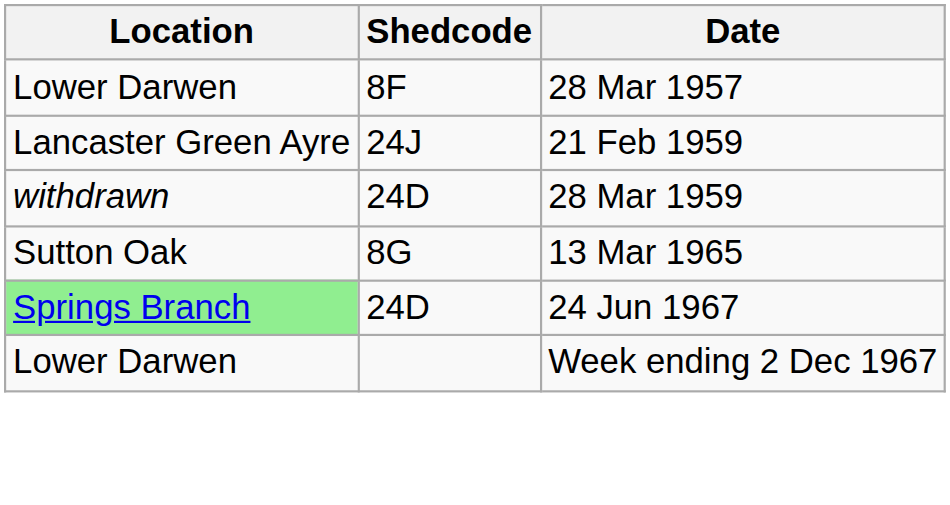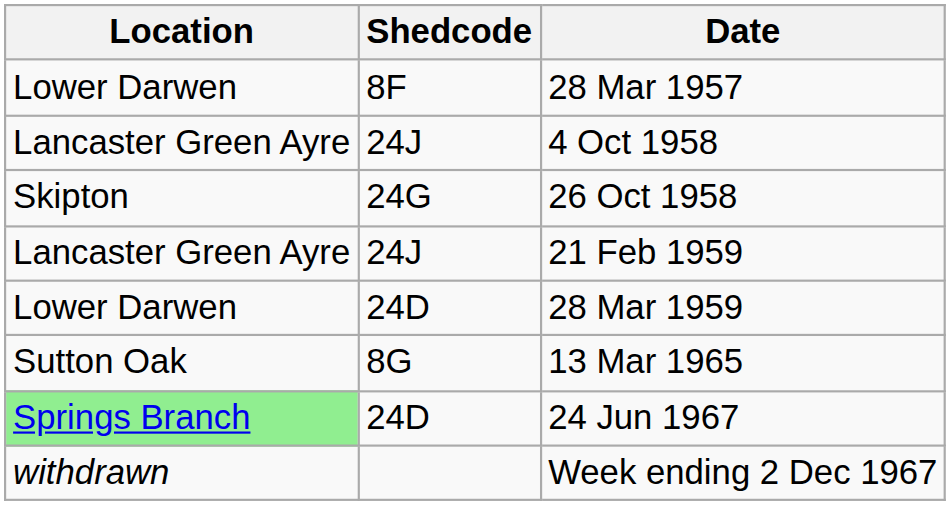+ row: (633, 142)
+ row: (643, 197)
(91, 197) withdrawn -> (125, 307) Lower Darwen
(125, 362) Lower Darwen -> (91, 472) withdrawn
